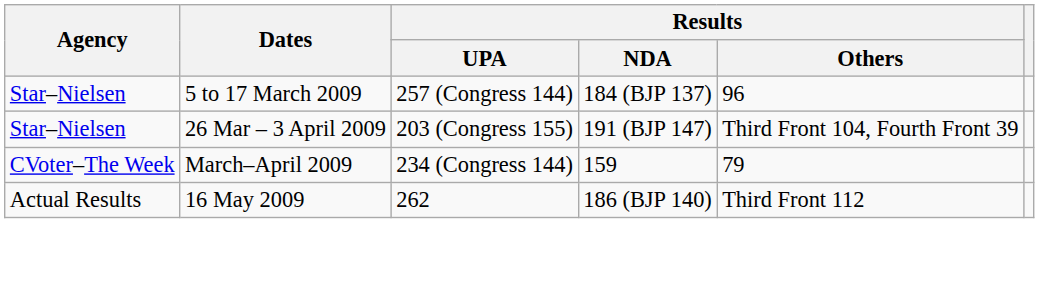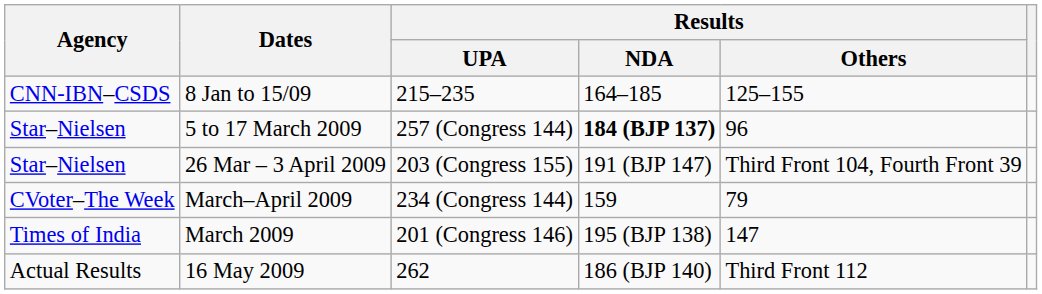+ row: (248, 93)
(648, 93) normal -> (649, 128) bold
+ row: (239, 235)
